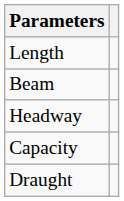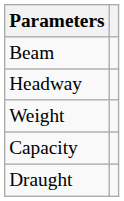- row: (37, 52)
+ row: (37, 116)
